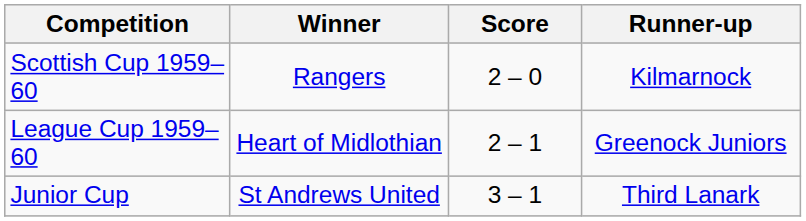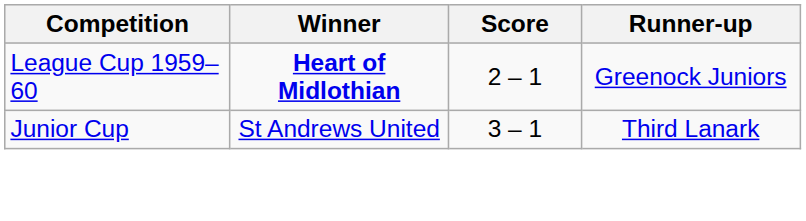- row: (117, 76)
(339, 142) normal -> (339, 76) bold
